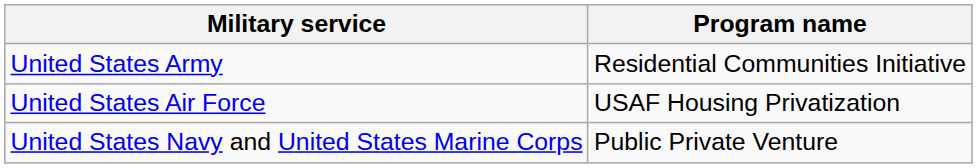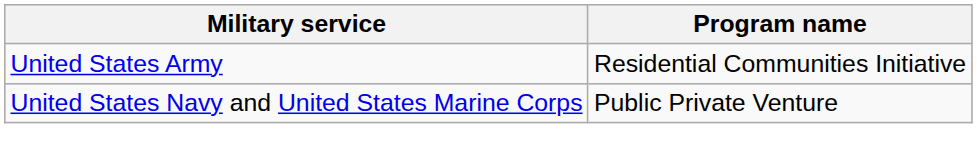- row: (138, 102)
